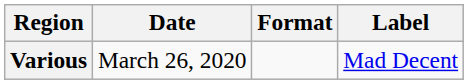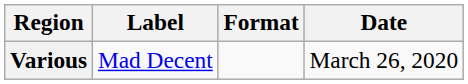columns swapped: (172, 23) <-> (401, 23)
